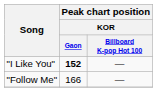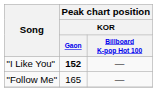(73, 79) 166 -> (73, 79) 165
